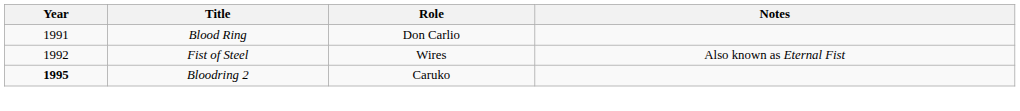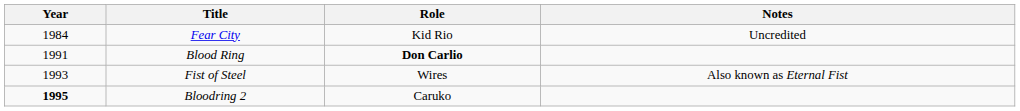+ row: (215, 34)
(431, 34) normal -> (432, 55) bold
(56, 55) 1992 -> (55, 75) 1993
